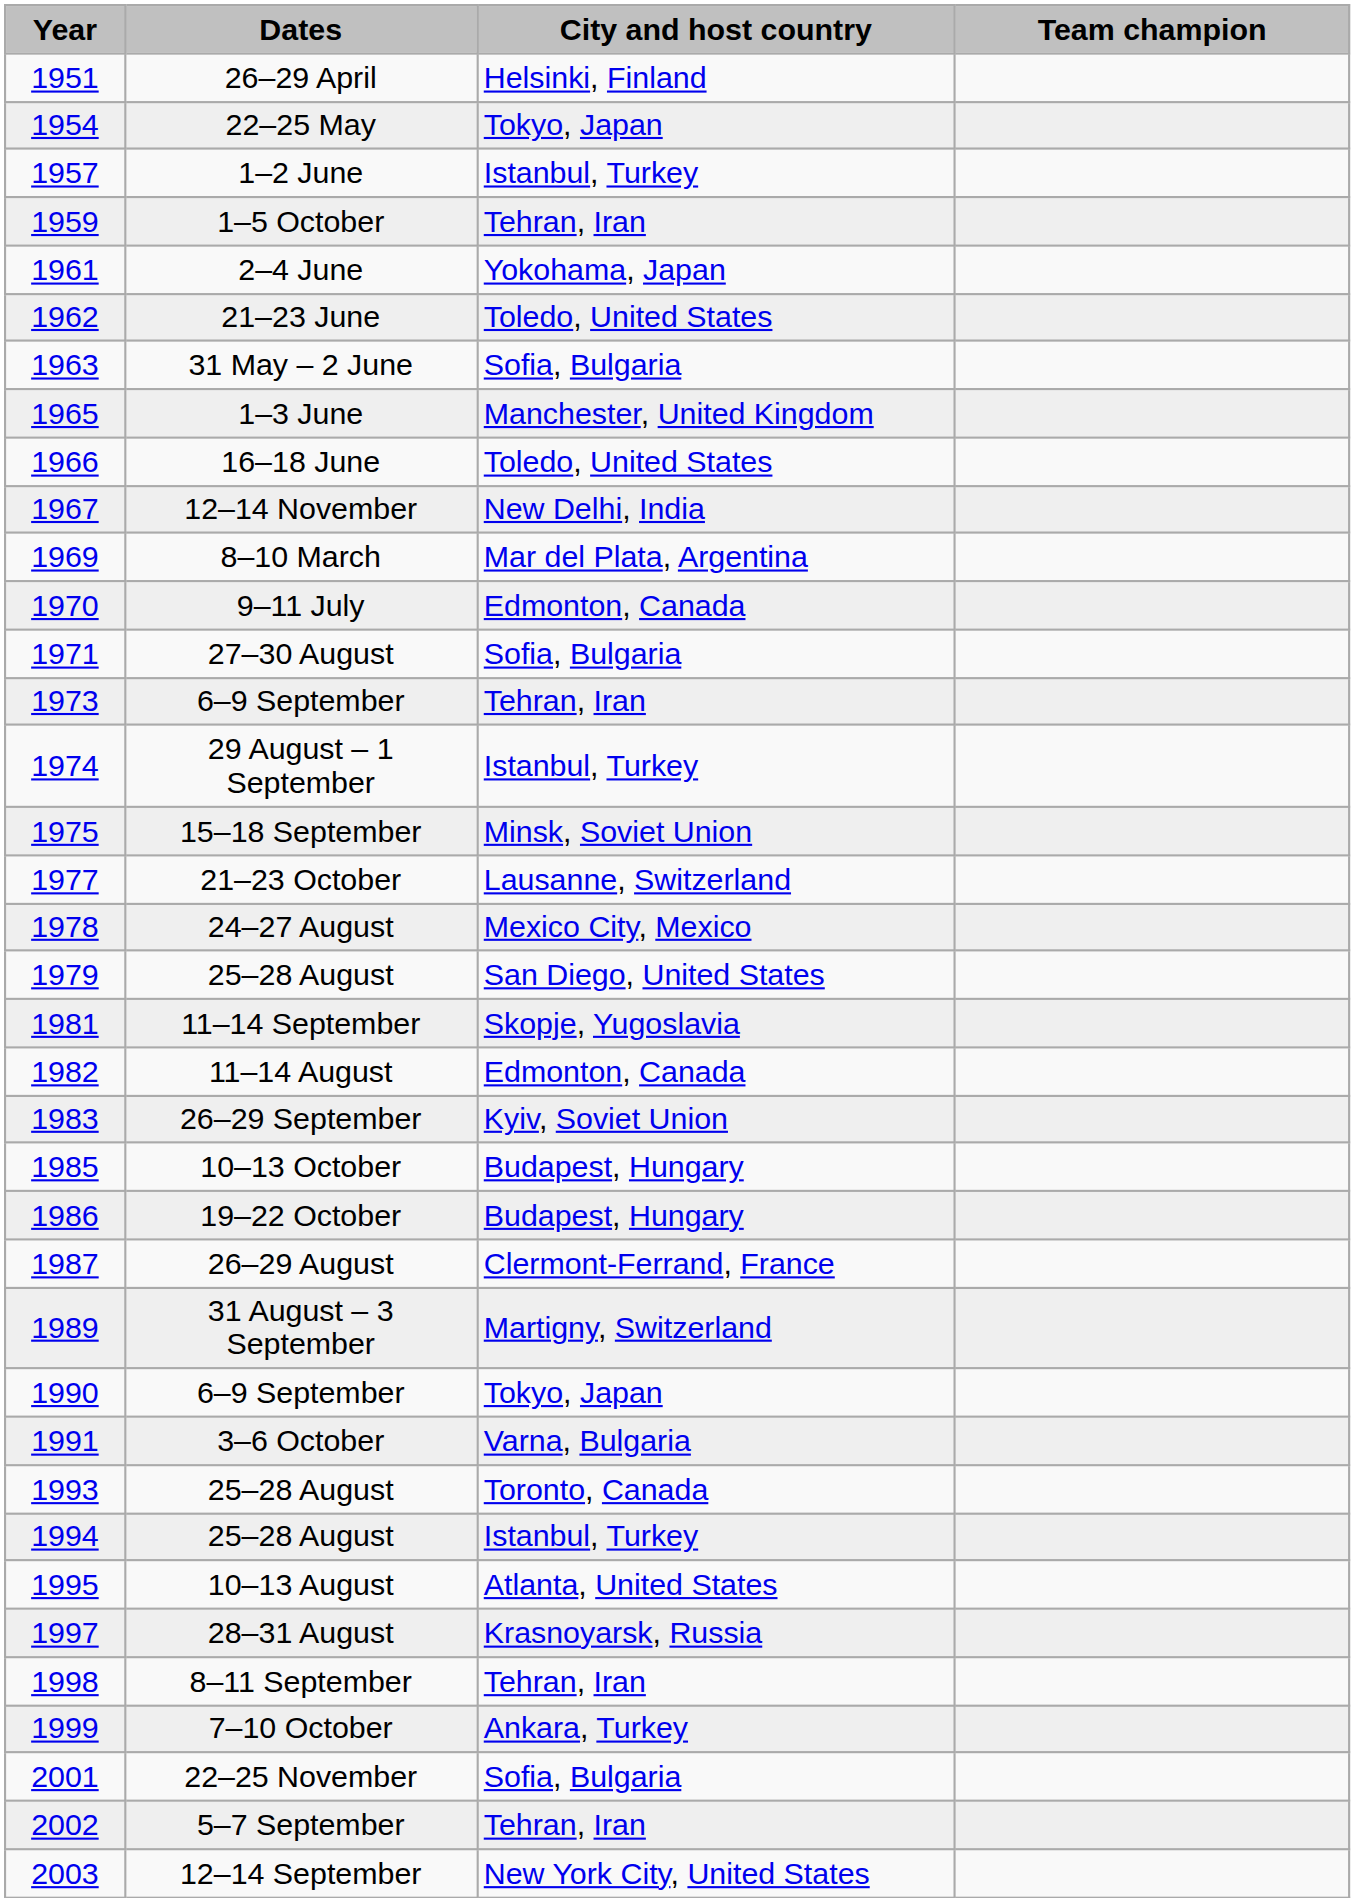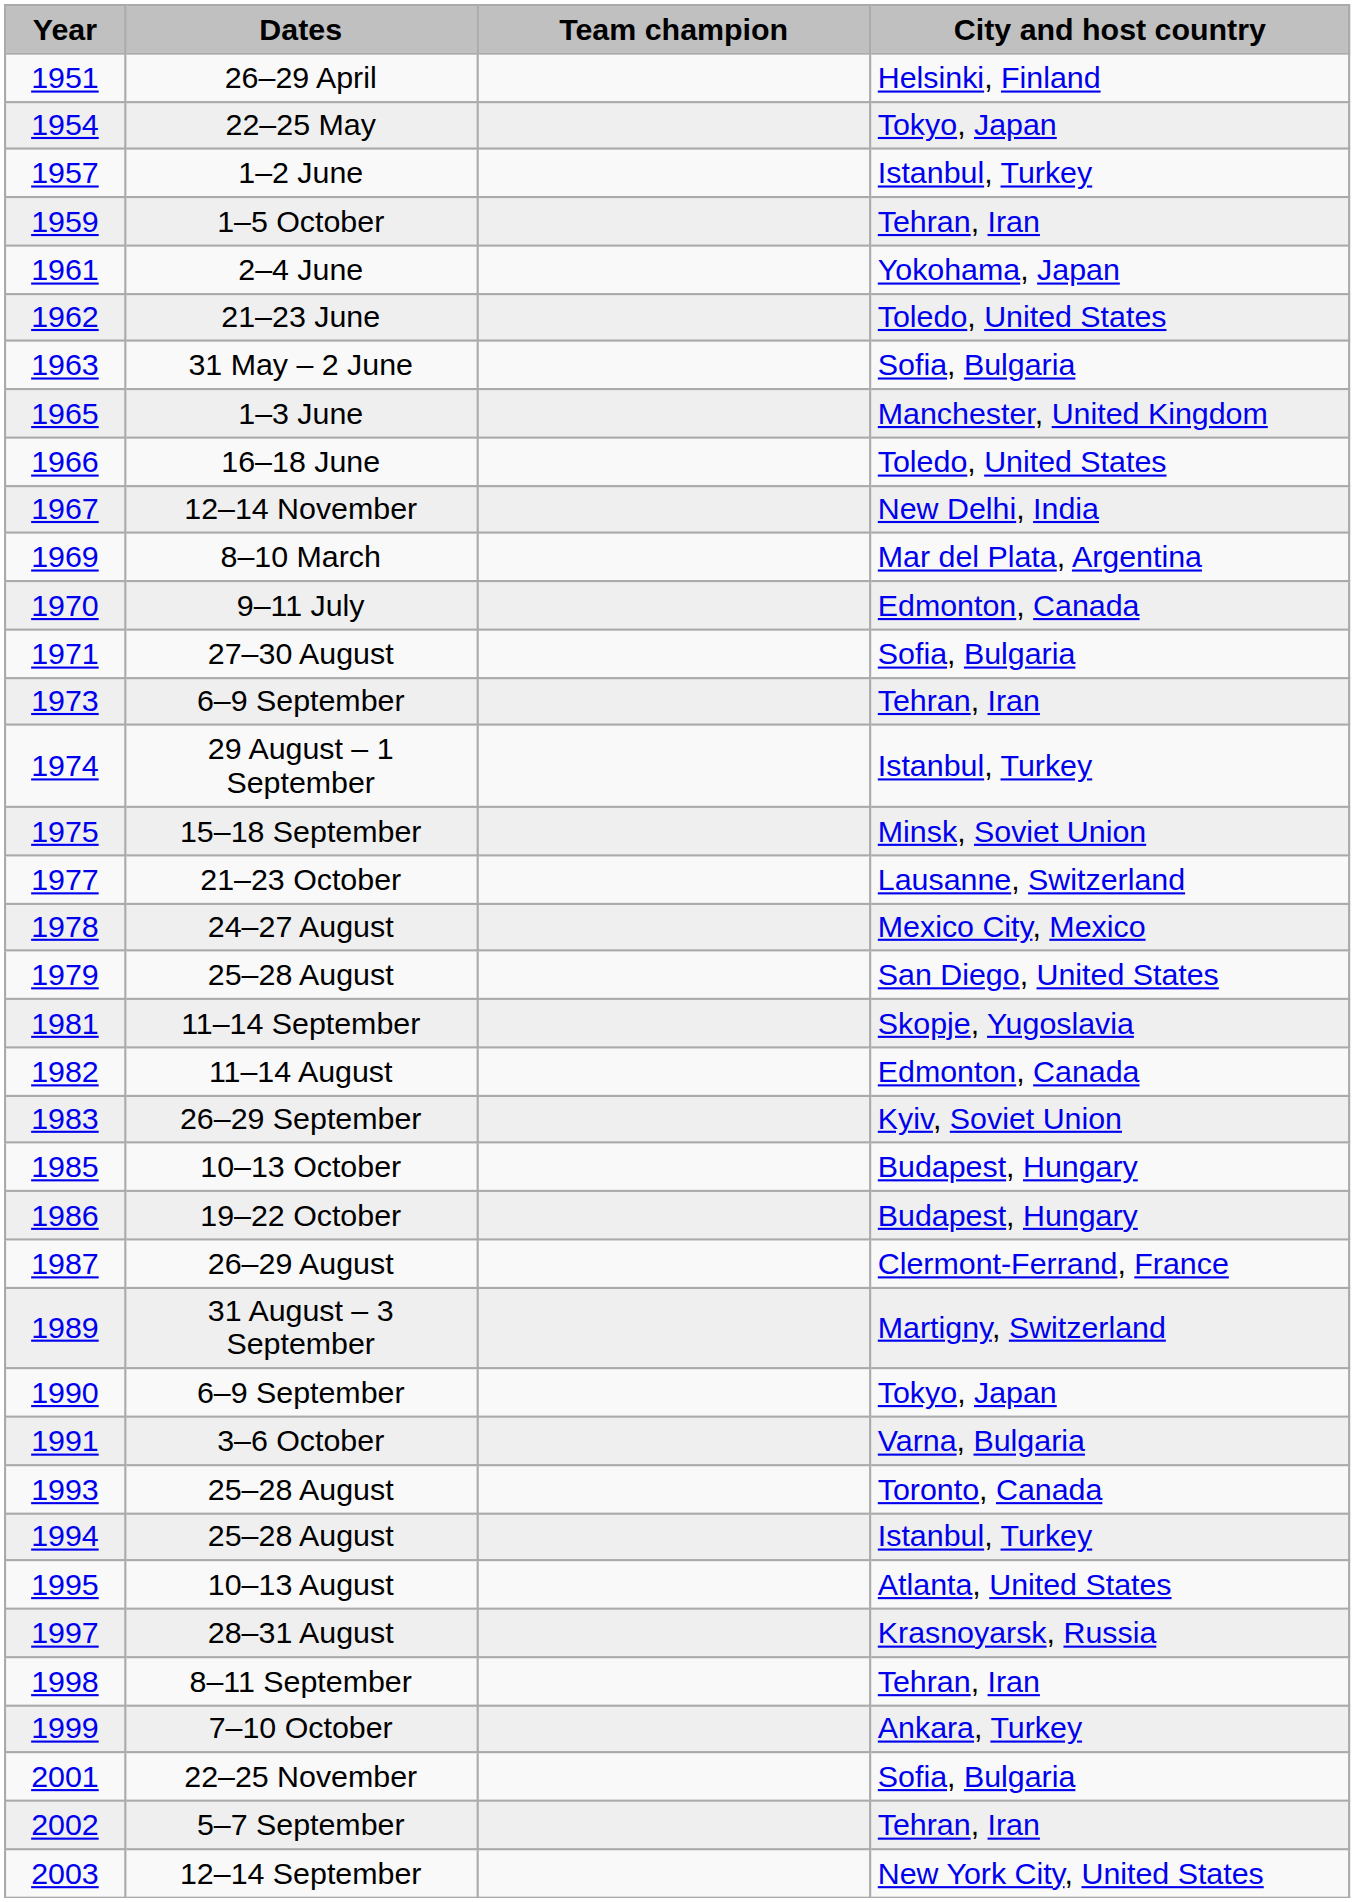columns swapped: (716, 29) <-> (1152, 29)
